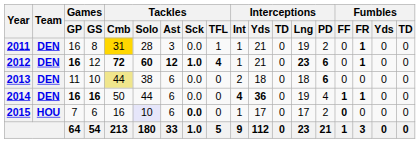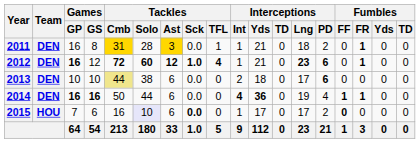(172, 46) no background -> (172, 46) gold background
(304, 46) 19 -> (304, 46) 18
(74, 79) 11 -> (74, 79) 10
(304, 79) 18 -> (304, 79) 17
